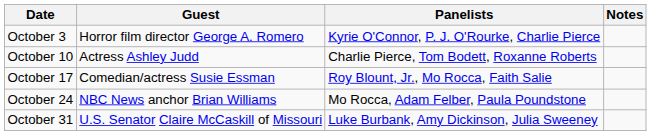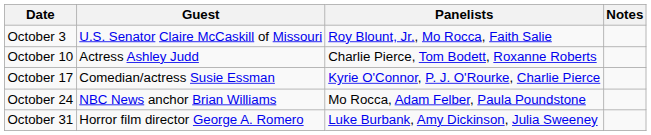(191, 36) Horror film director George A. Romero -> (201, 36) U.S. Senator Claire McCaskill of Missouri
(464, 36) Kyrie O'Connor, P. J. O'Rourke, Charlie Pierce -> (440, 36) Roy Blount, Jr., Mo Rocca, Faith Salie
(440, 78) Roy Blount, Jr., Mo Rocca, Faith Salie -> (464, 78) Kyrie O'Connor, P. J. O'Rourke, Charlie Pierce
(201, 120) U.S. Senator Claire McCaskill of Missouri -> (191, 120) Horror film director George A. Romero
